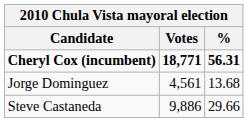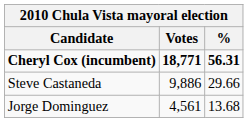rows swapped: (55, 106) <-> (58, 83)
